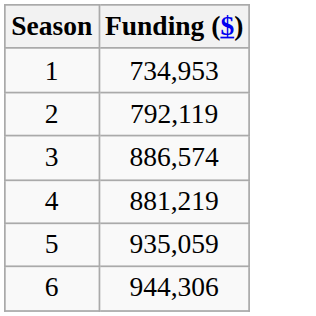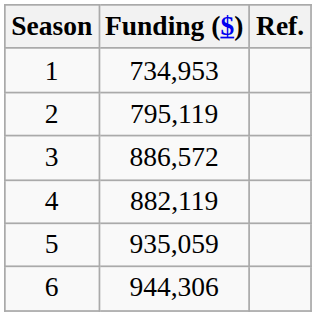+ column: (280, 26)
(174, 113) 792,119 -> (174, 113) 795,119
(174, 157) 886,574 -> (174, 157) 886,572
(174, 200) 881,219 -> (174, 200) 882,119
